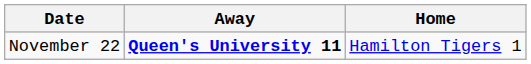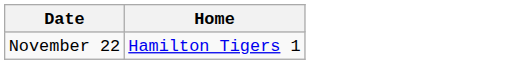- column: (235, 18)
